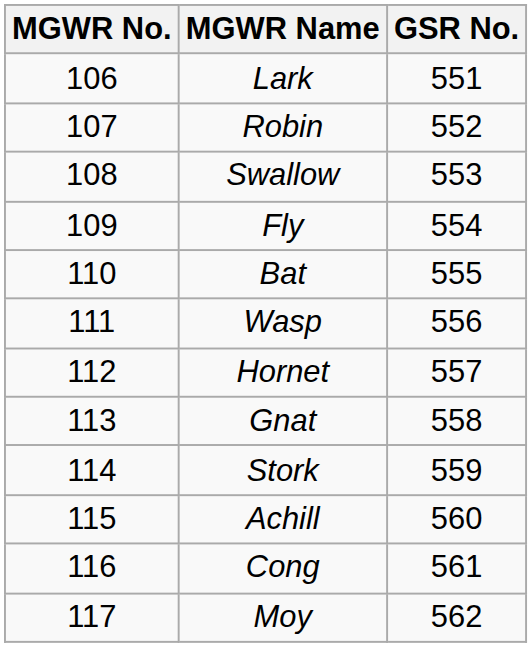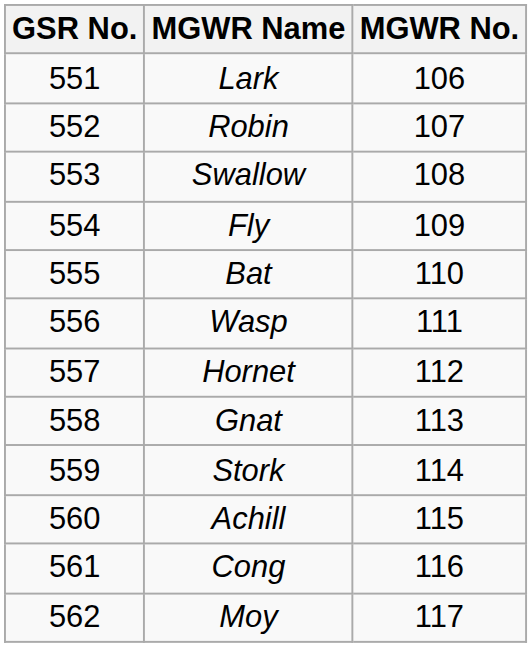columns swapped: (92, 28) <-> (457, 28)
